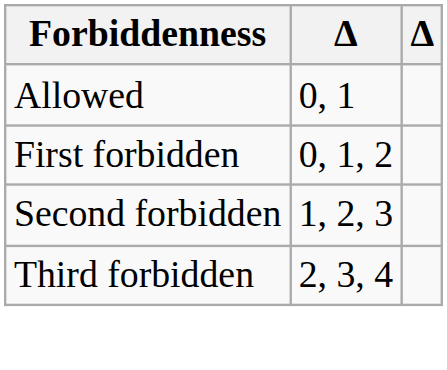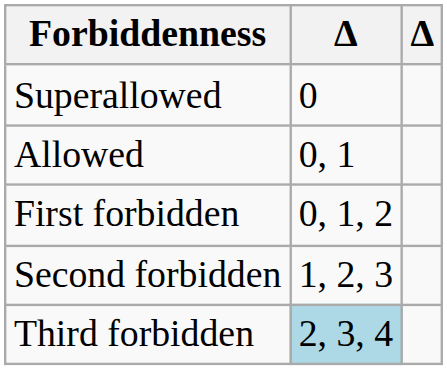+ row: (118, 94)
(346, 273) no background -> (346, 333) lightblue background
